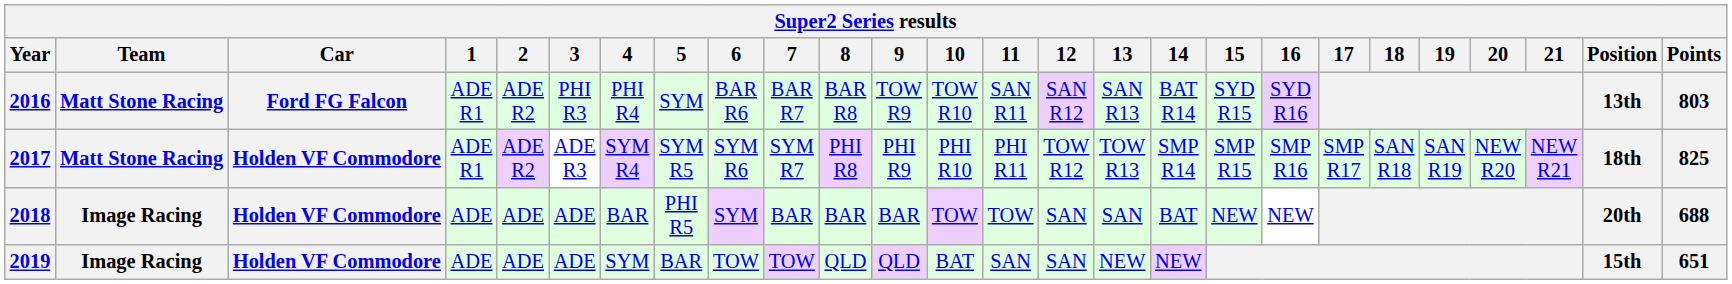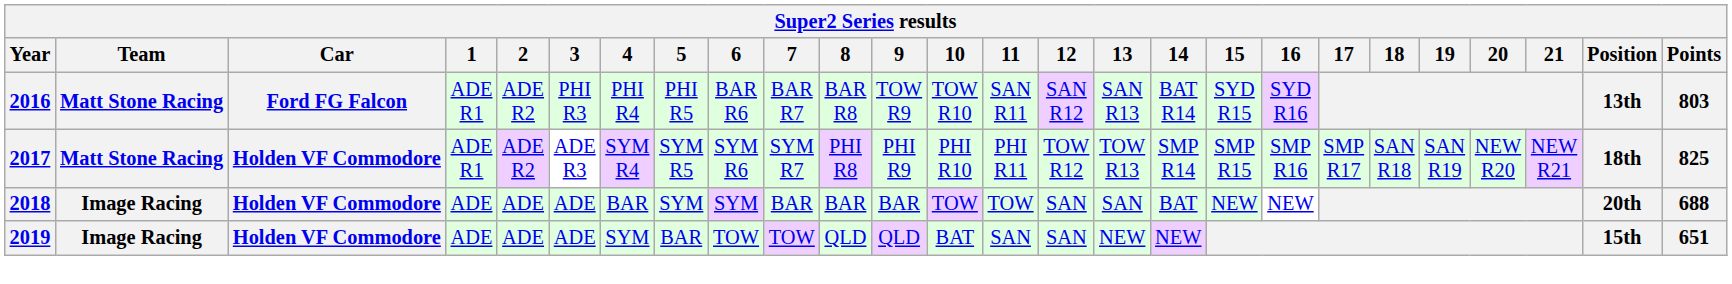(681, 100) SYM -> (681, 100) PHI R5
(681, 215) PHI R5 -> (681, 203) SYM
